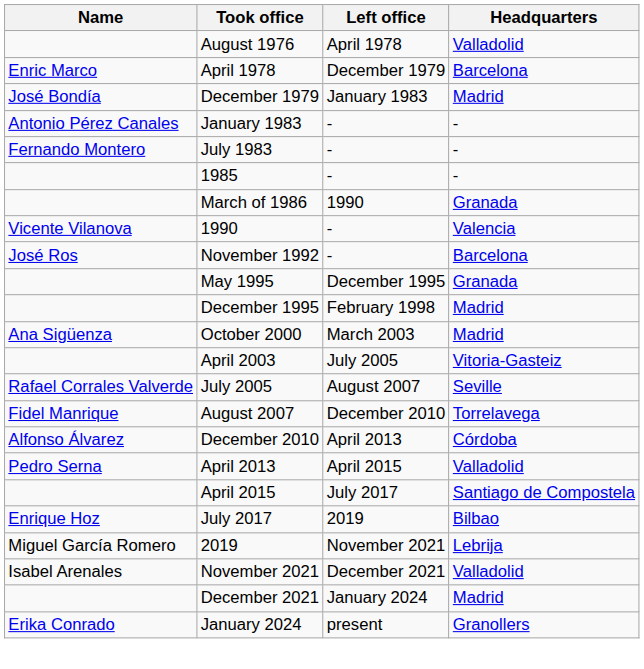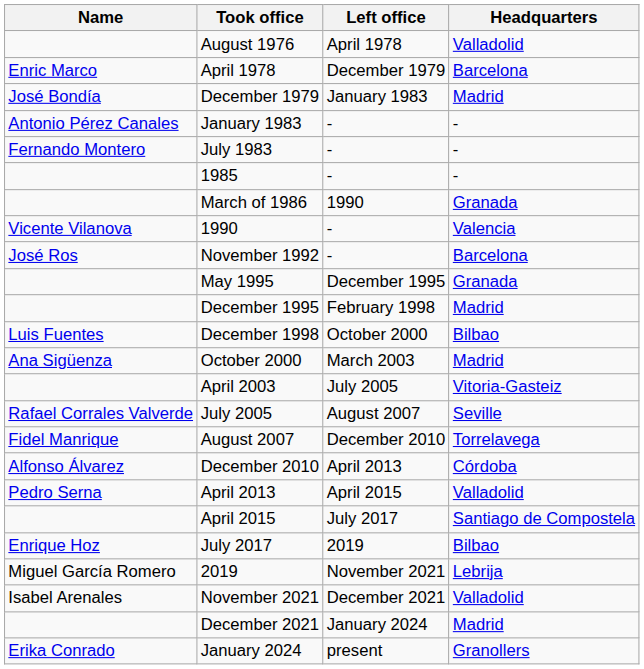+ row: (260, 334)
